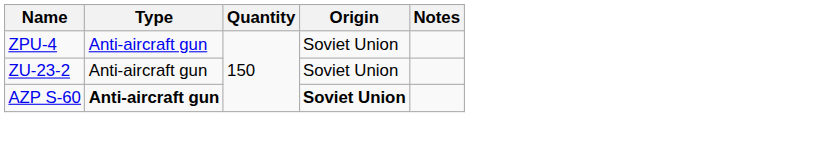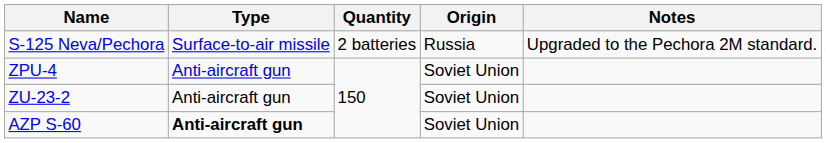+ row: (86, 44)
(354, 97) bold -> (471, 124) normal
